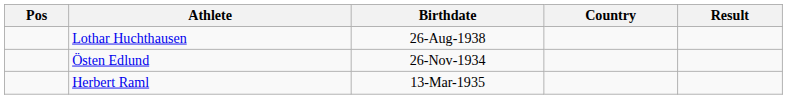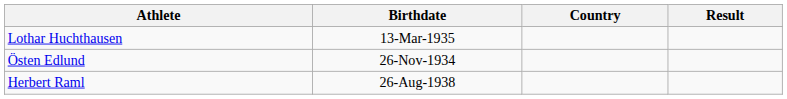- column: (37, 15)
(448, 37) 26-Aug-1938 -> (417, 37) 13-Mar-1935
(448, 82) 13-Mar-1935 -> (417, 82) 26-Aug-1938
